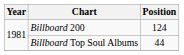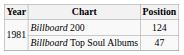(159, 43) 44 -> (159, 43) 47
